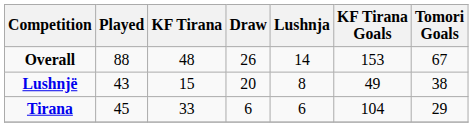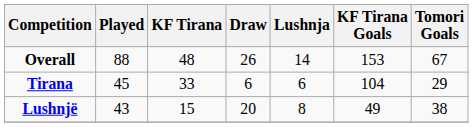rows swapped: (50, 109) <-> (50, 84)
